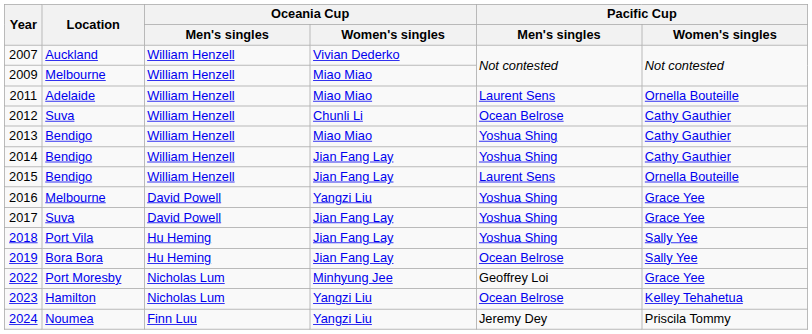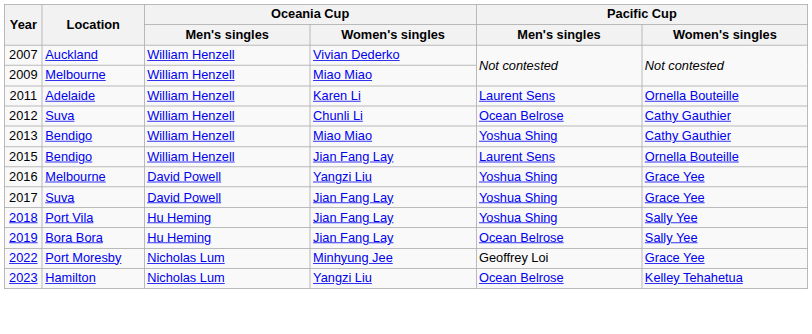(343, 95) Miao Miao -> (337, 95) Karen Li
- row: (23, 156)
- row: (23, 319)
